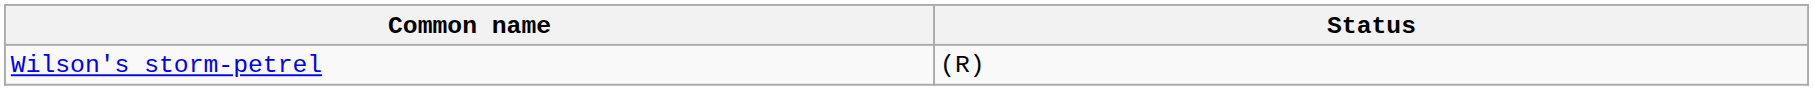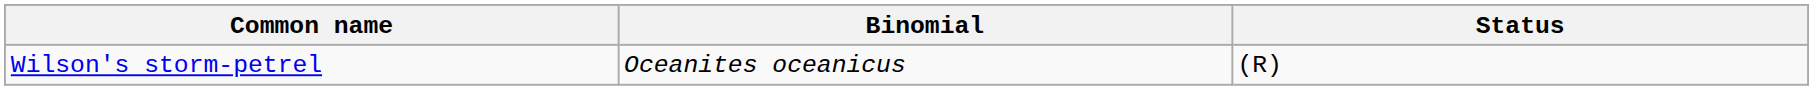+ column: (925, 25)
